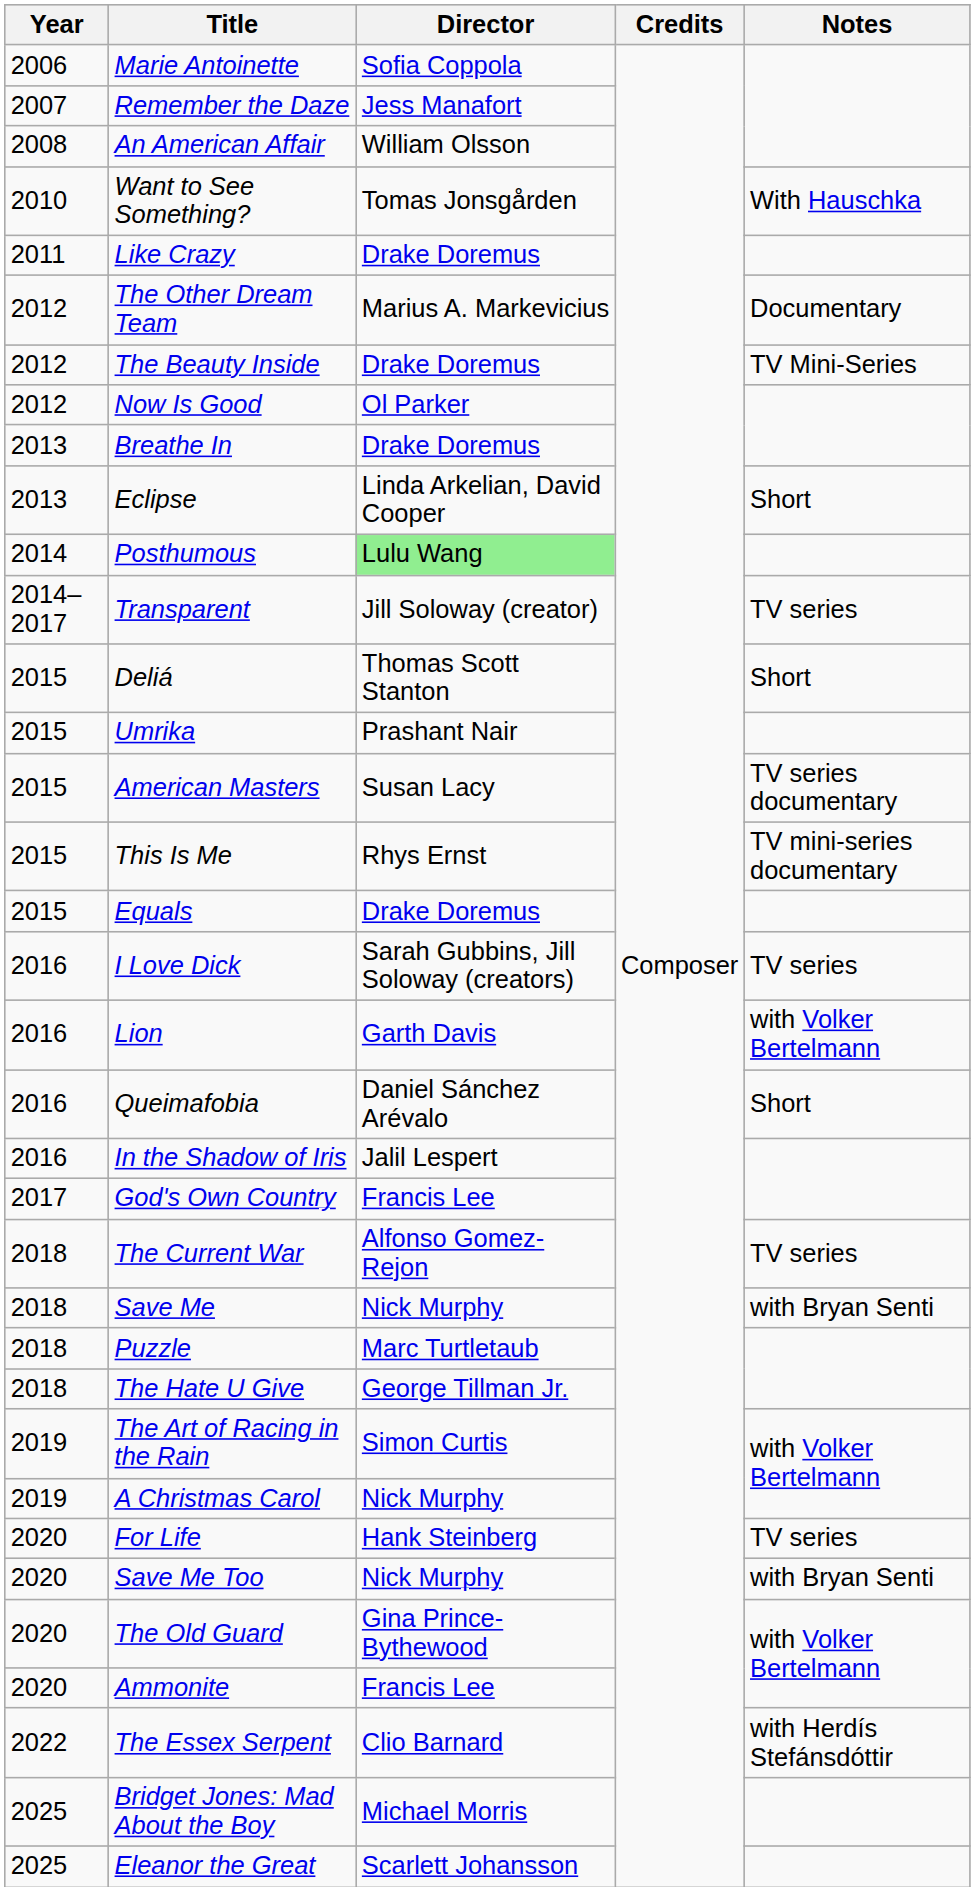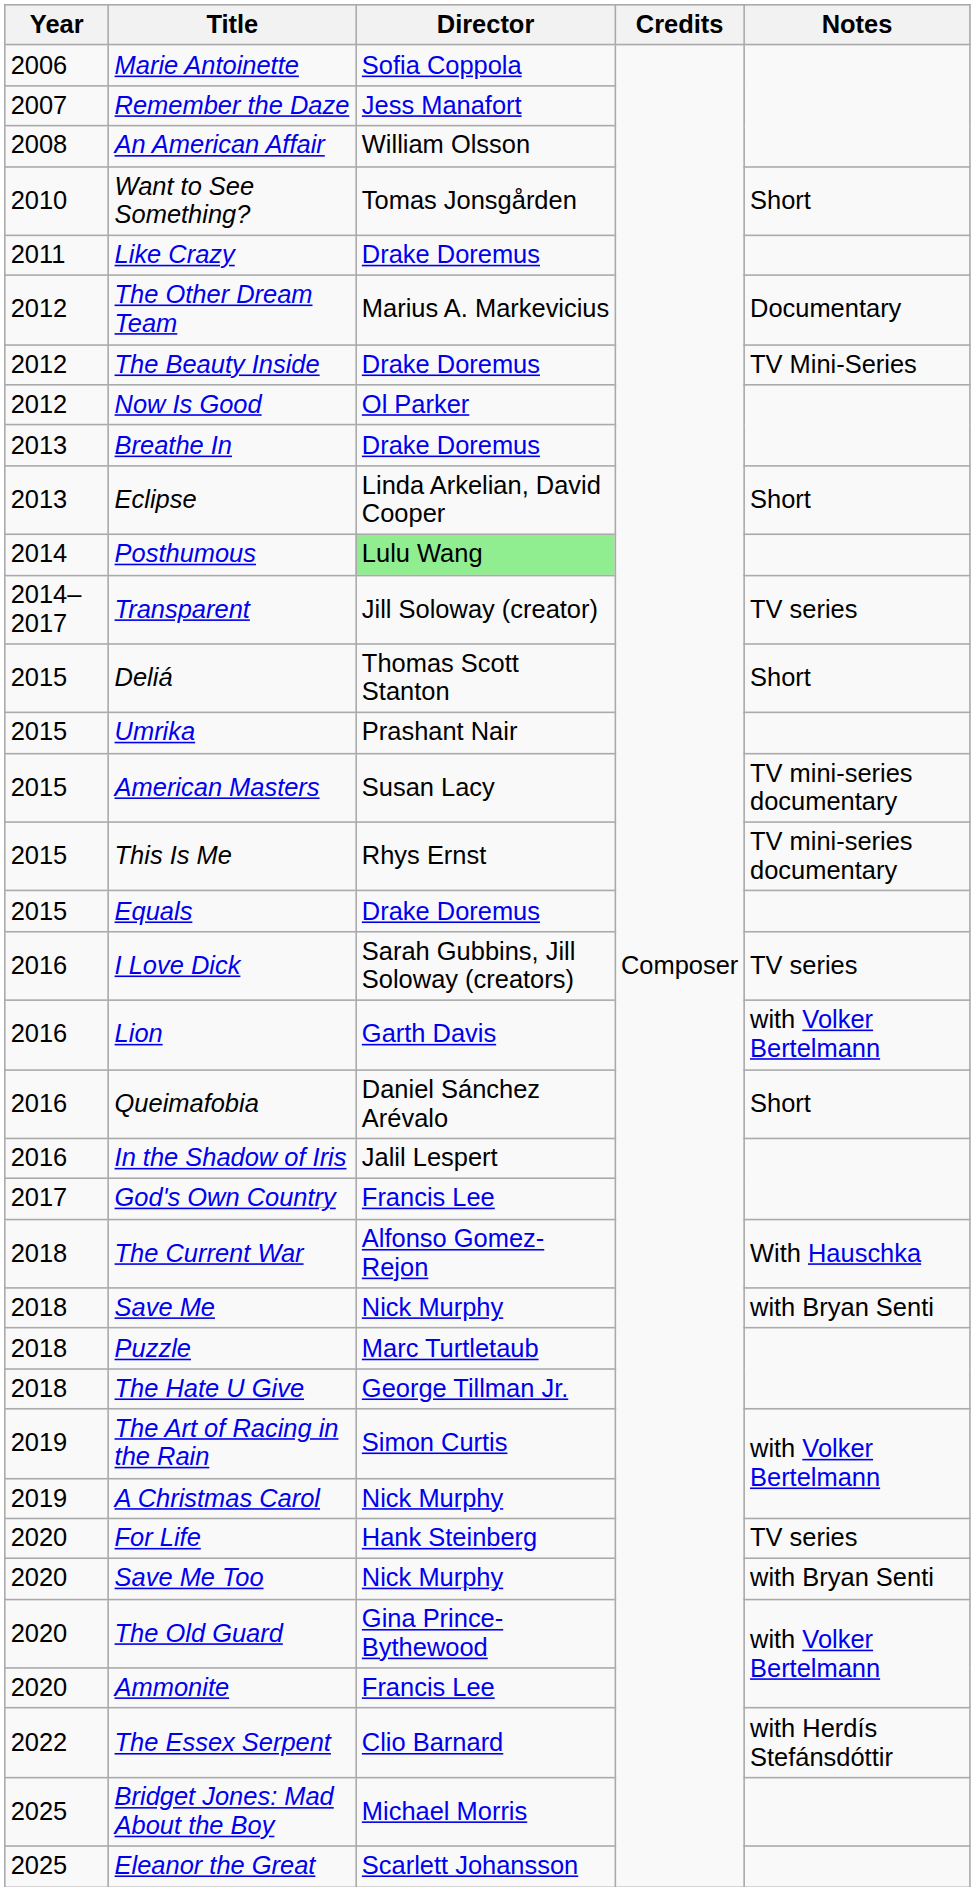(836, 200) With Hauschka -> (780, 200) Short
(824, 787) TV series documentary -> (831, 787) TV mini-series documentary
(804, 1253) TV series -> (836, 1253) With Hauschka
